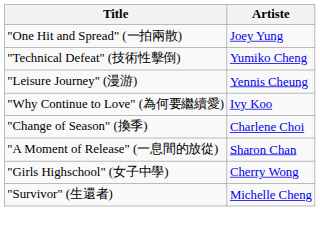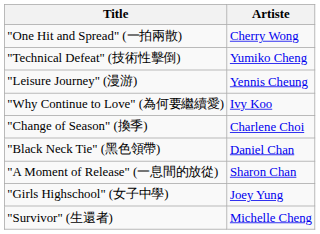(257, 36) Joey Yung -> (264, 36) Cherry Wong
+ row: (84, 149)
(264, 172) Cherry Wong -> (257, 195) Joey Yung
